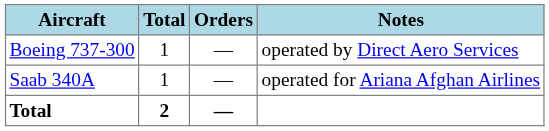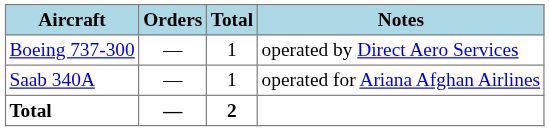columns swapped: (164, 19) <-> (224, 19)
